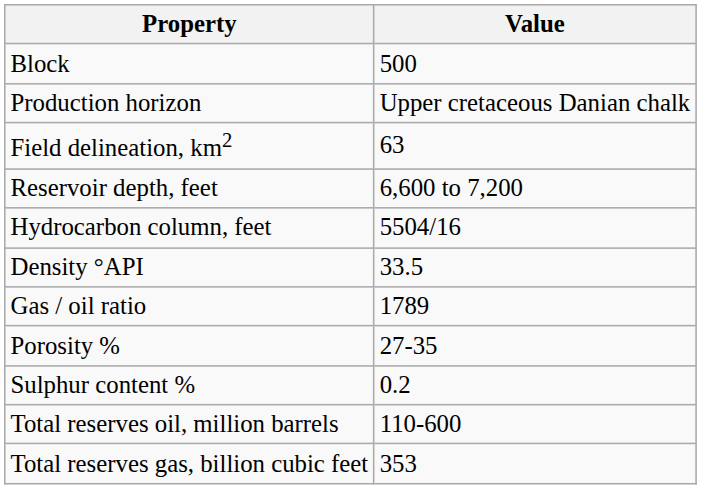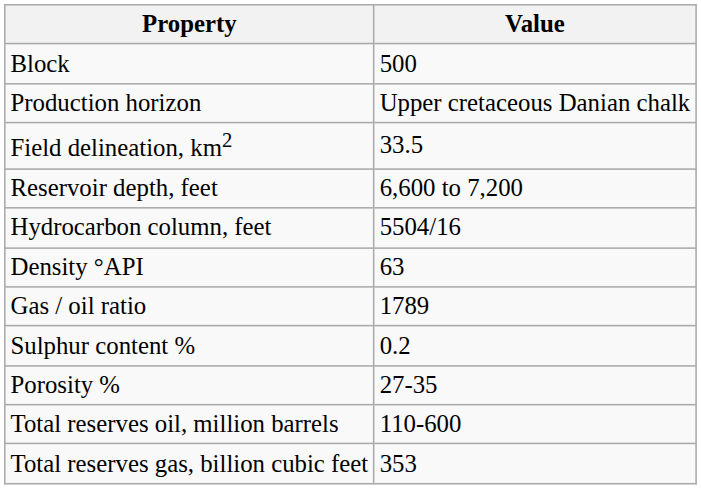(392, 145) 63 -> (401, 145) 33.5
(401, 266) 33.5 -> (392, 266) 63
rows swapped: (103, 384) <-> (65, 345)
